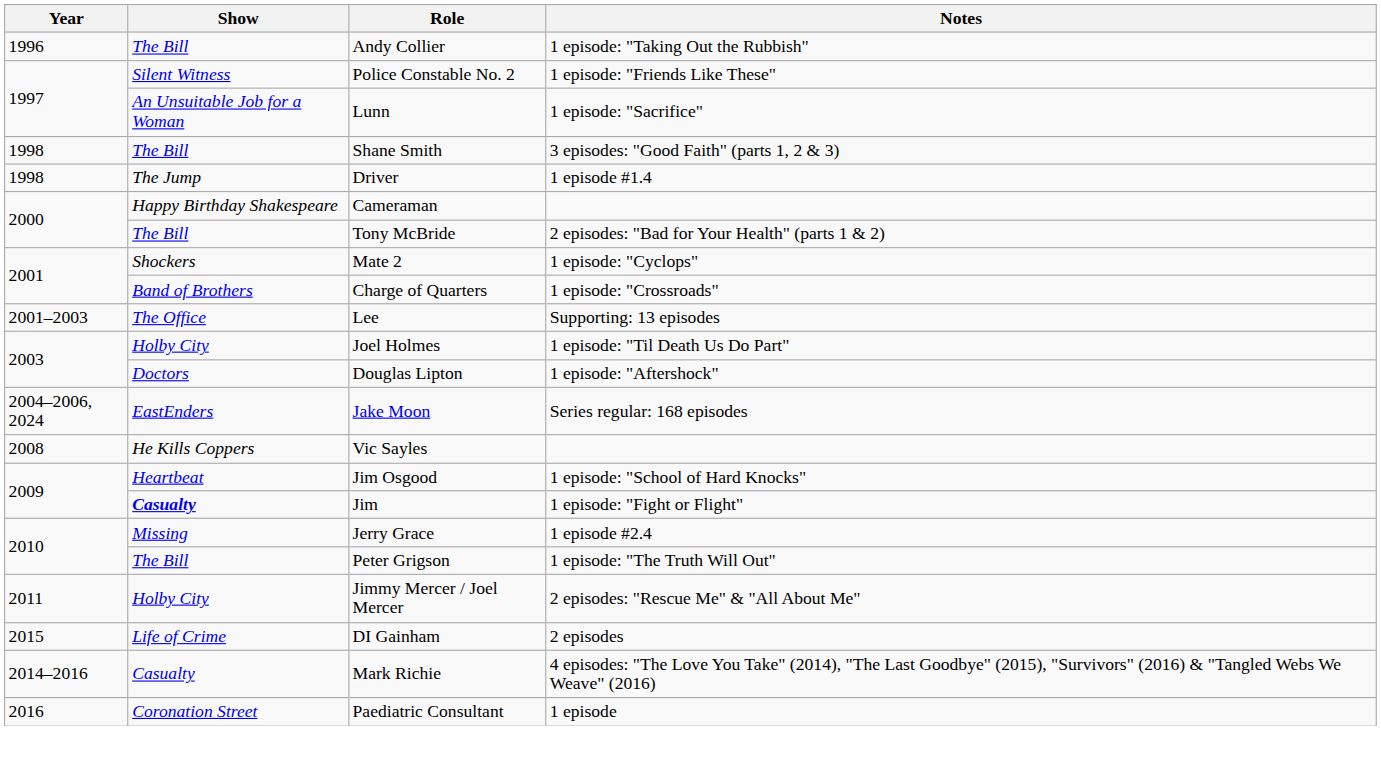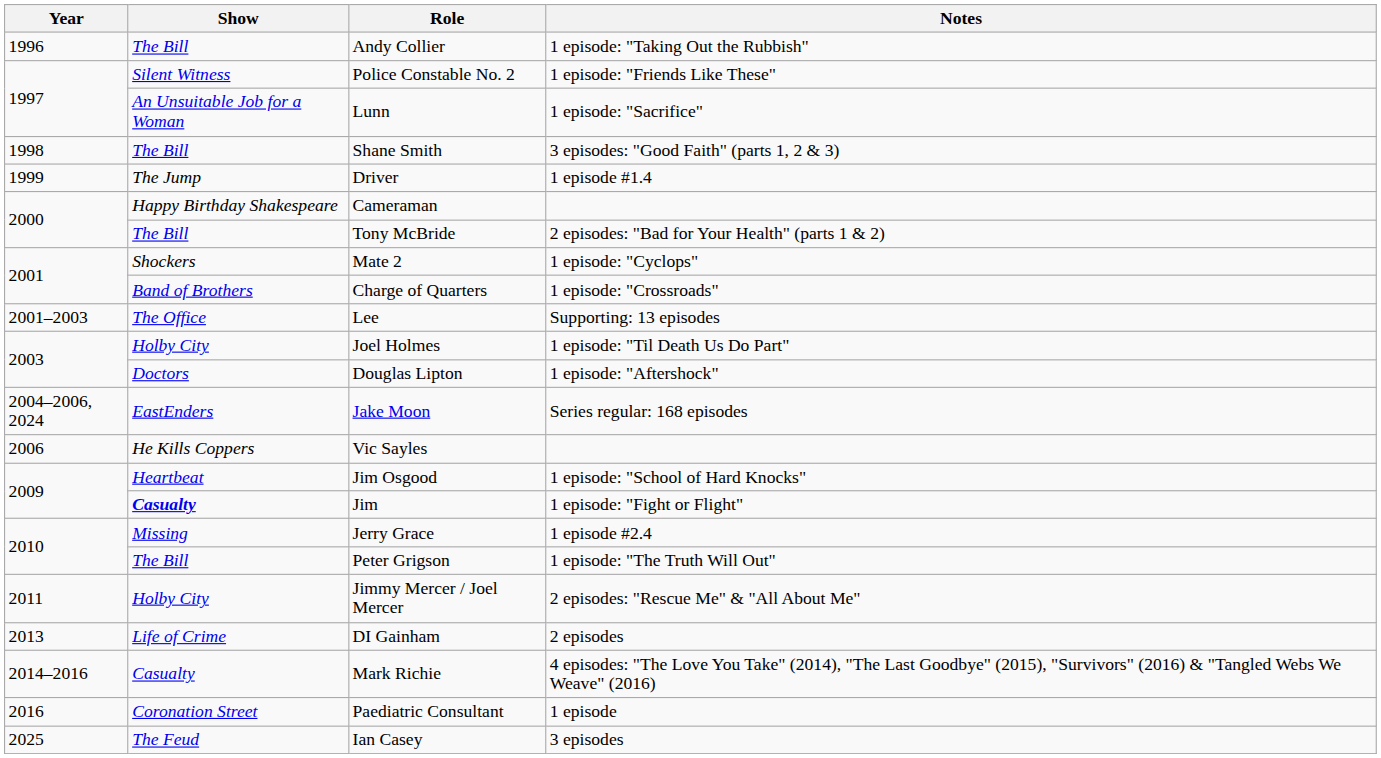(26, 177) 1998 -> (26, 177) 1999
(26, 448) 2008 -> (26, 448) 2006
(26, 636) 2015 -> (26, 636) 2013
+ row: (387, 739)
